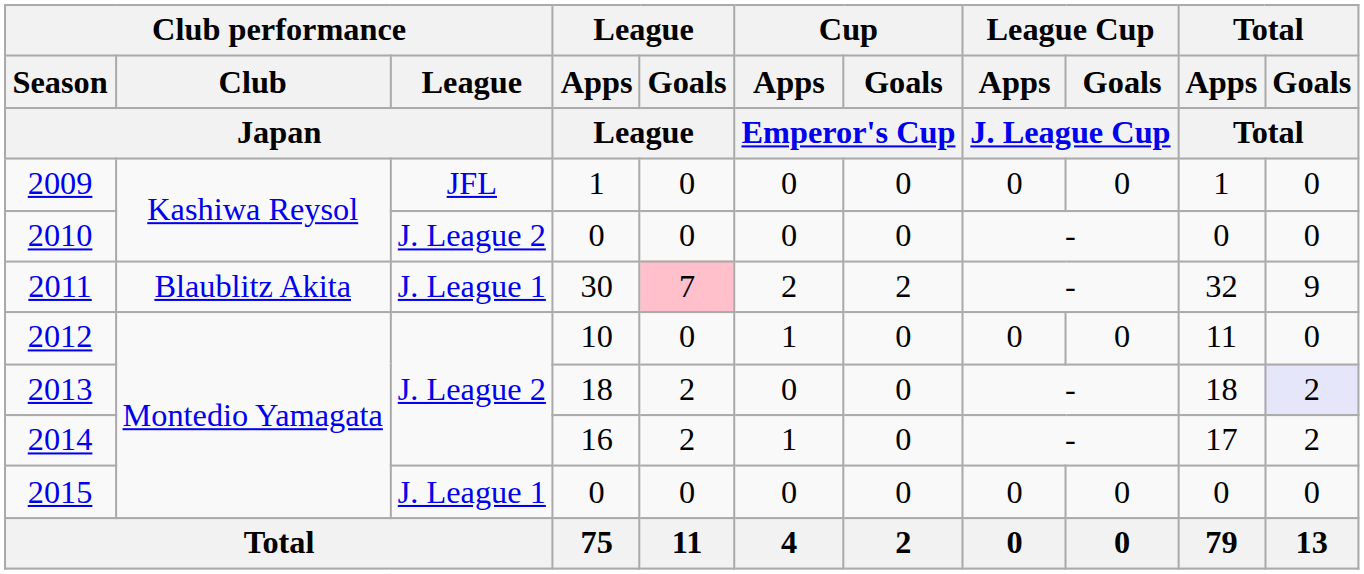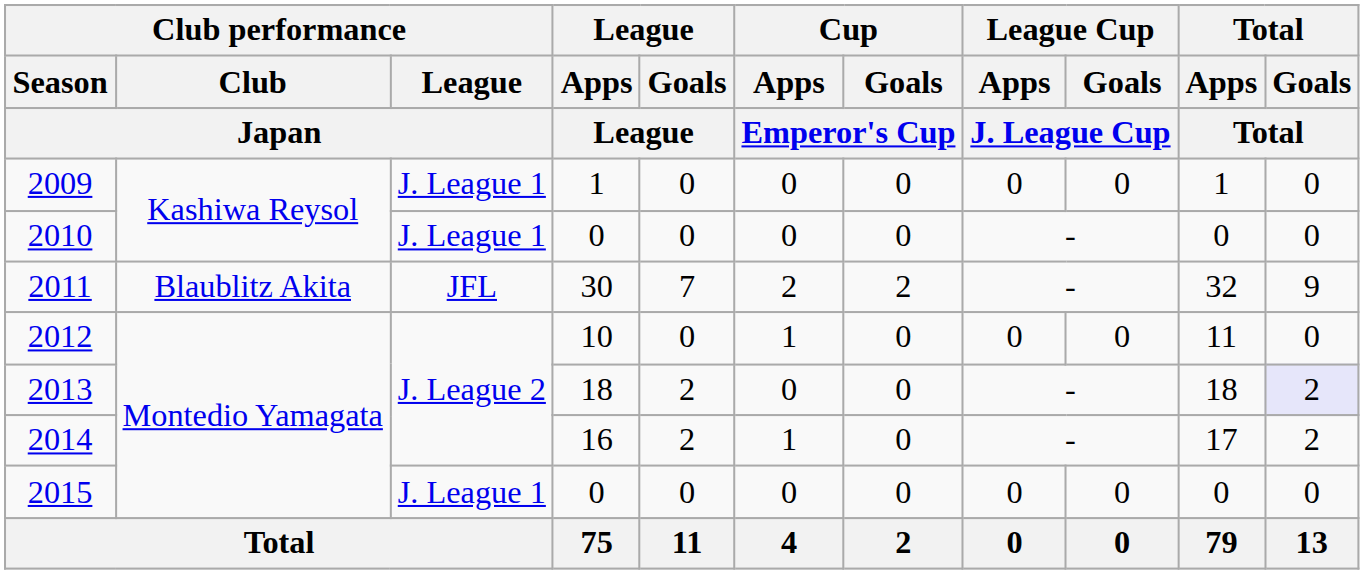(472, 183) JFL -> (472, 183) J. League 1
(472, 235) J. League 2 -> (472, 235) J. League 1
(472, 286) J. League 1 -> (472, 286) JFL
(687, 286) pink background -> (687, 286) no background
